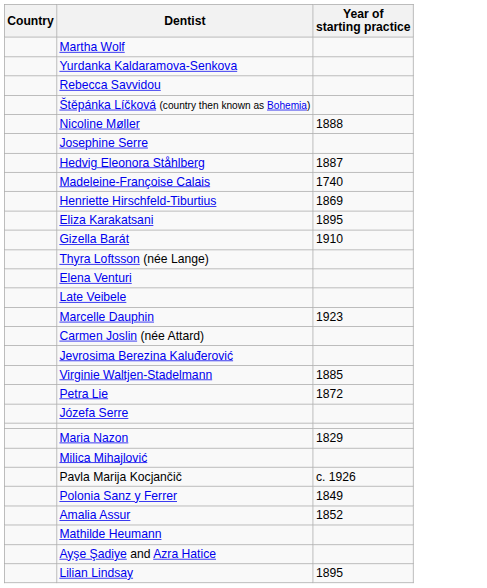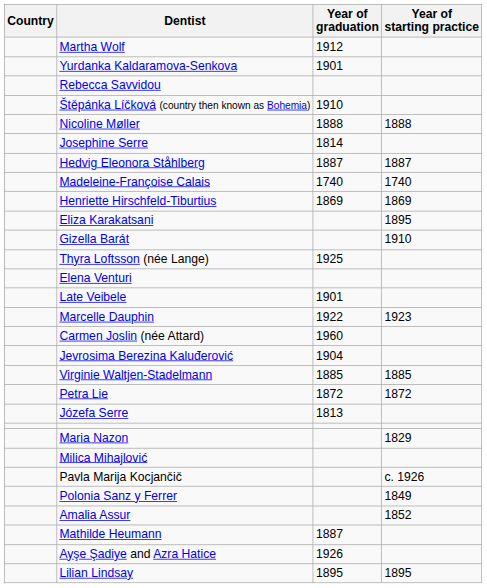+ column: (347, 20)
